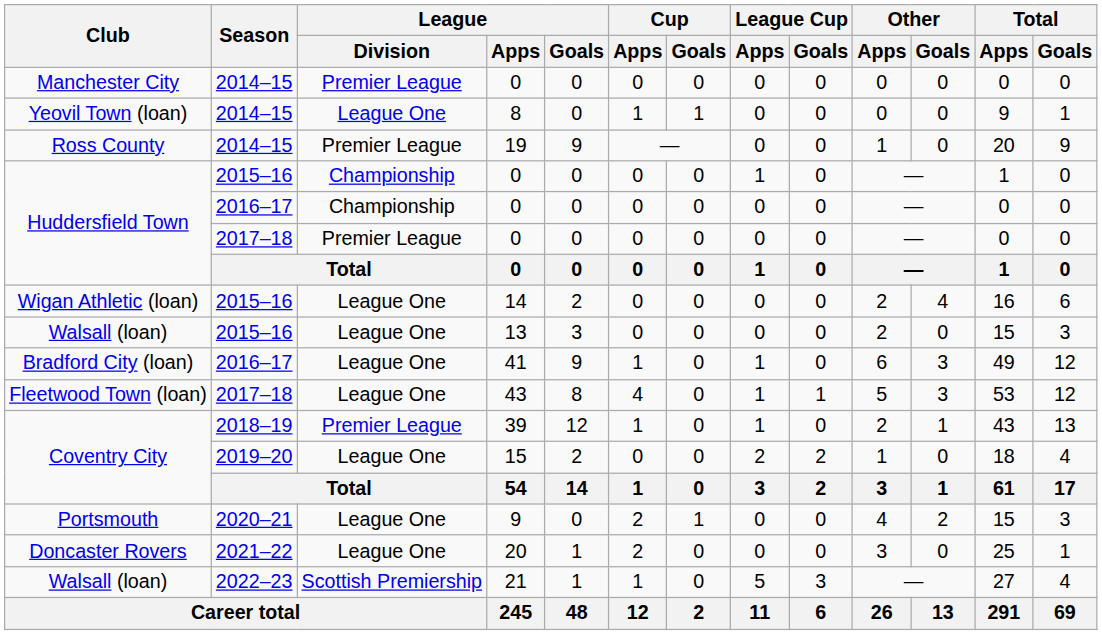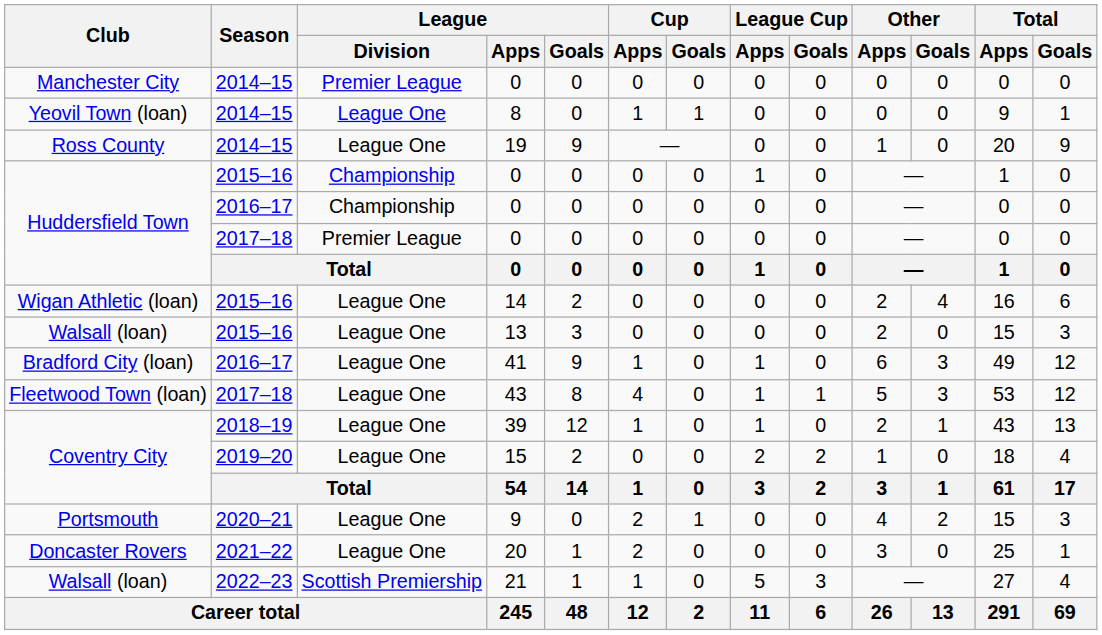(392, 144) Premier League -> (392, 144) League One
(392, 425) Premier League -> (392, 425) League One
